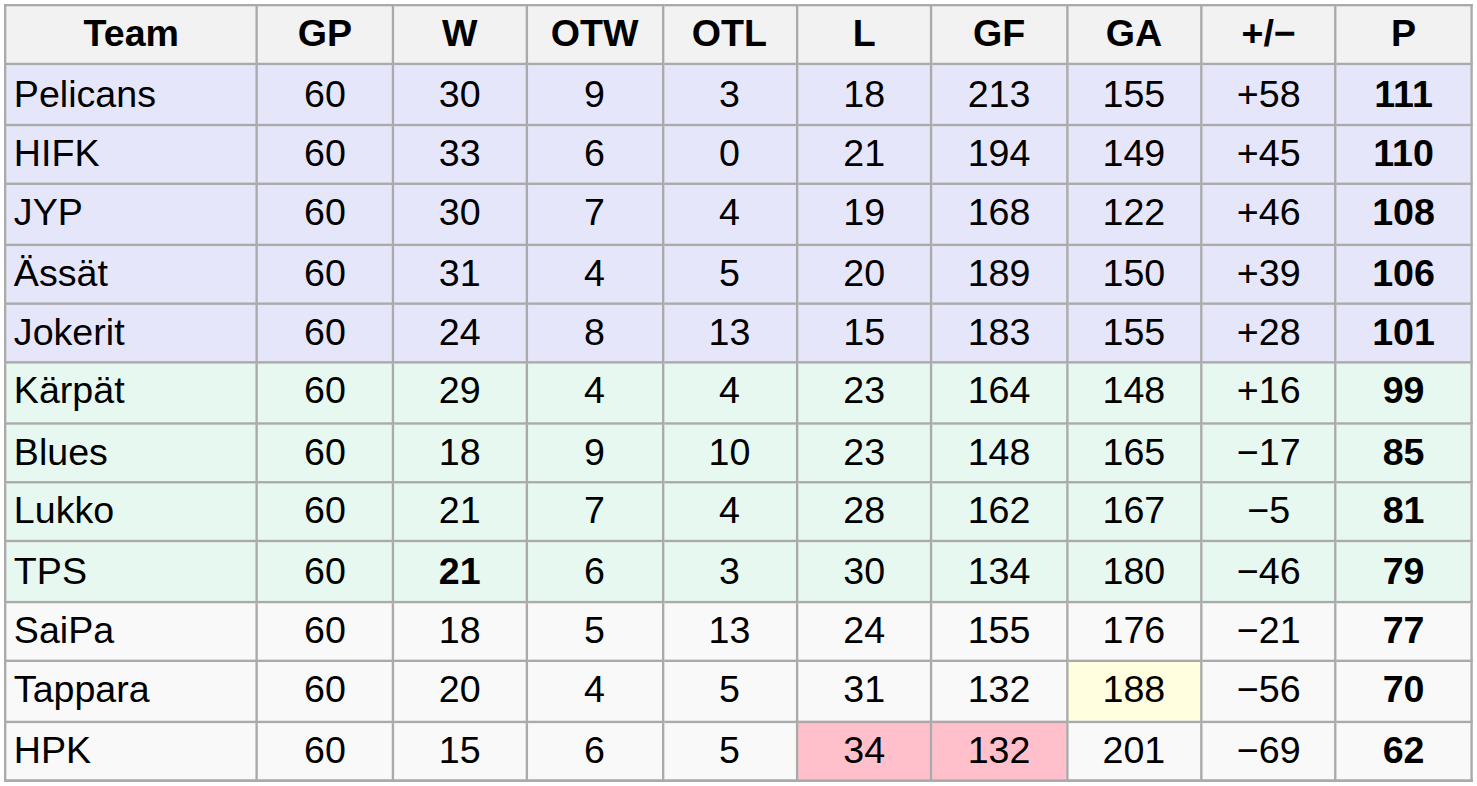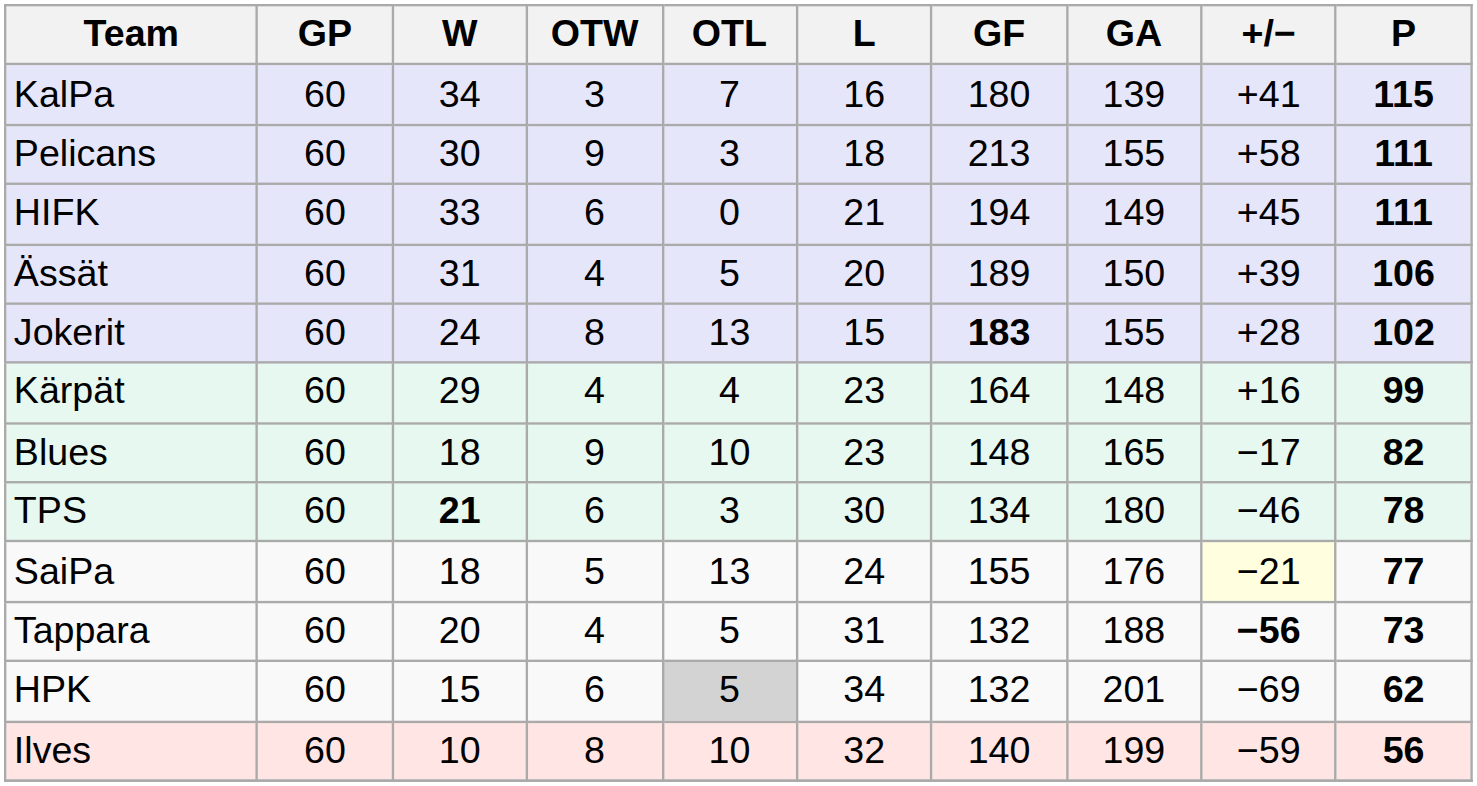+ row: (64, 93)
(1404, 153) 110 -> (1404, 213) 111
- row: (48, 213)
(999, 332) normal -> (999, 332) bold
(1404, 332) 101 -> (1404, 332) 102
(1404, 451) 85 -> (1404, 451) 82
- row: (64, 511)
(1404, 570) 79 -> (1404, 511) 78
(1269, 630) no background -> (1269, 570) lightyellow background
(1134, 690) lightyellow background -> (1134, 630) no background
(1269, 690) normal -> (1269, 630) bold
(1404, 690) 70 -> (1404, 630) 73
(729, 749) no background -> (729, 690) lightgrey background
(864, 749) pink background -> (864, 690) no background
(999, 749) pink background -> (999, 690) no background
+ row: (53, 749)
